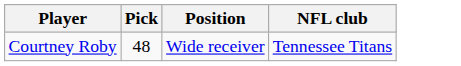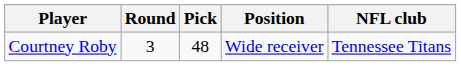+ column: (150, 18)
